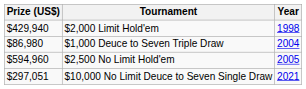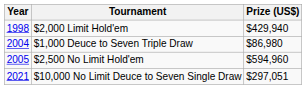columns swapped: (288, 12) <-> (33, 12)
